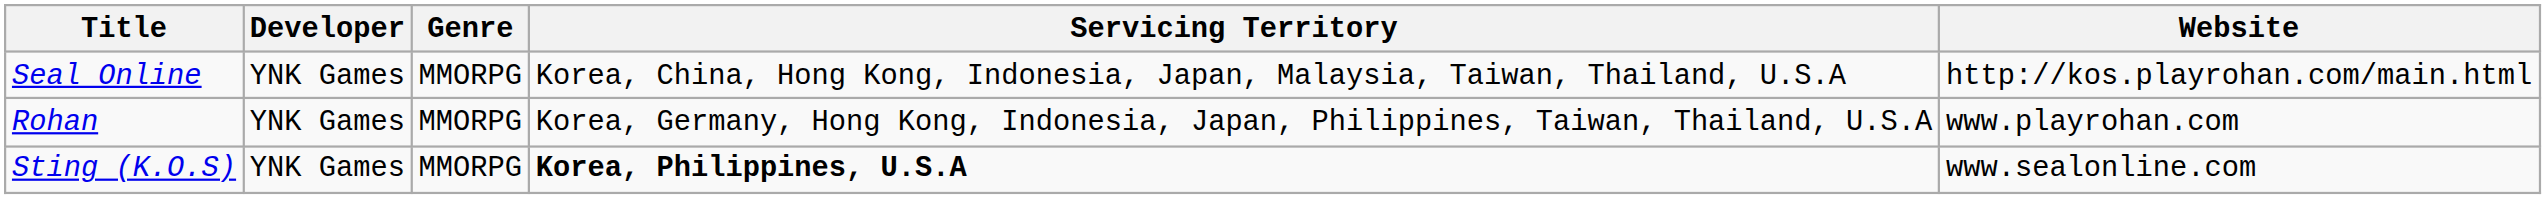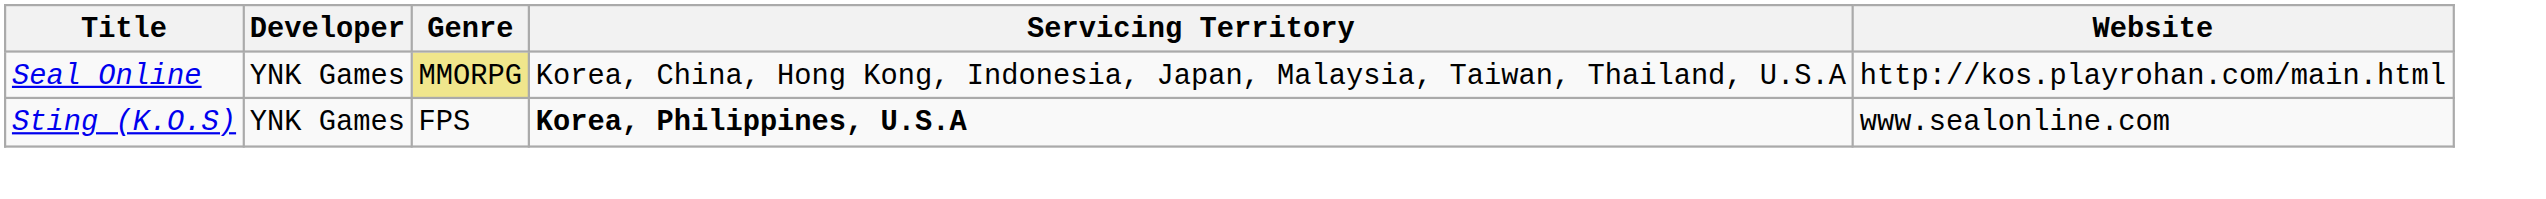(470, 75) no background -> (470, 75) khaki background
- row: (55, 122)
(470, 169) MMORPG -> (444, 122) FPS
